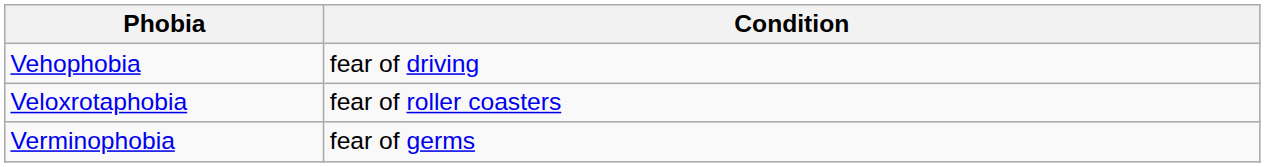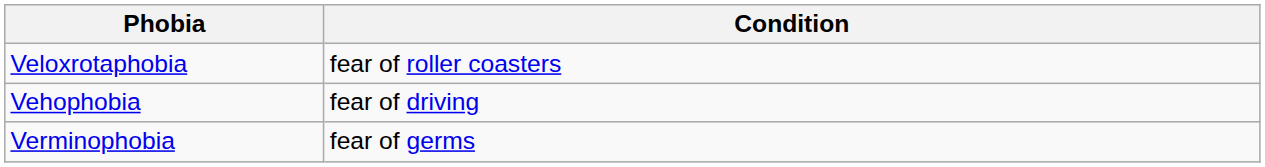rows swapped: (76, 63) <-> (99, 102)
